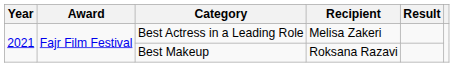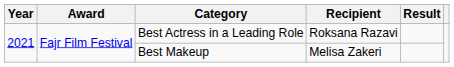(345, 33) Melisa Zakeri -> (353, 33) Roksana Razavi
(353, 52) Roksana Razavi -> (345, 52) Melisa Zakeri
